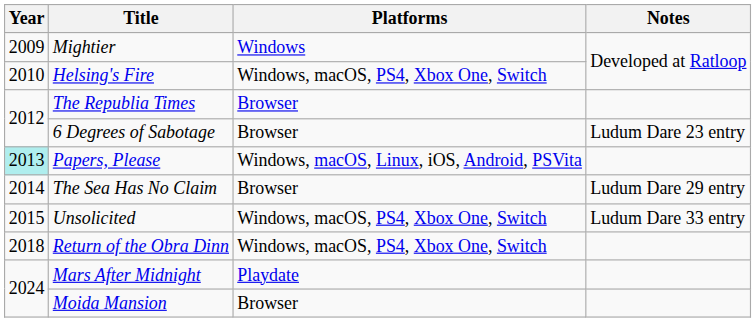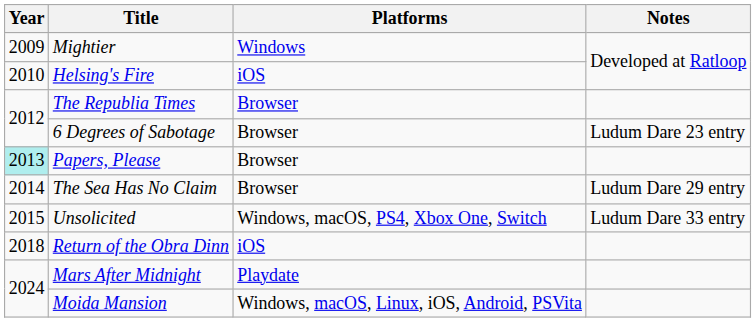(392, 75) Windows, macOS, PS4, Xbox One, Switch -> (251, 75) iOS
(410, 160) Windows, macOS, Linux, iOS, Android, PSVita -> (268, 160) Browser
(392, 246) Windows, macOS, PS4, Xbox One, Switch -> (251, 246) iOS
(268, 302) Browser -> (410, 302) Windows, macOS, Linux, iOS, Android, PSVita
